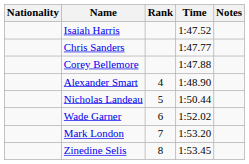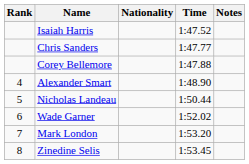columns swapped: (160, 13) <-> (33, 13)
